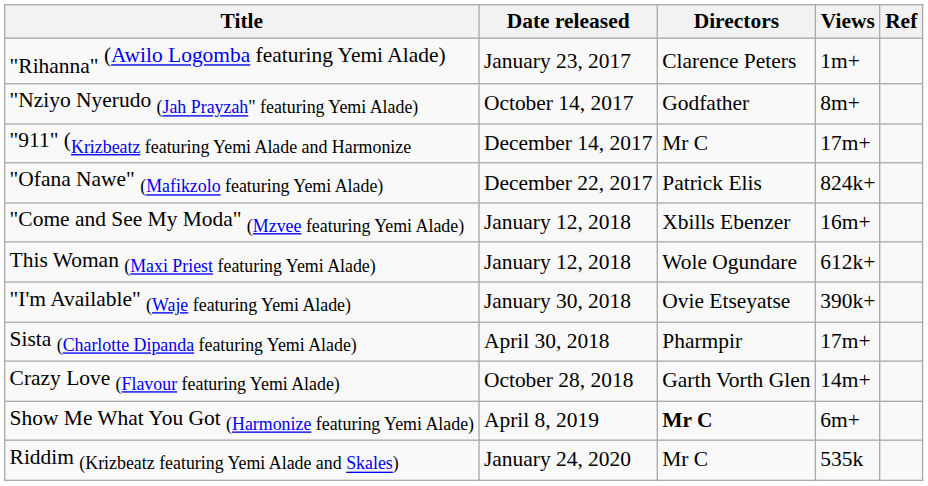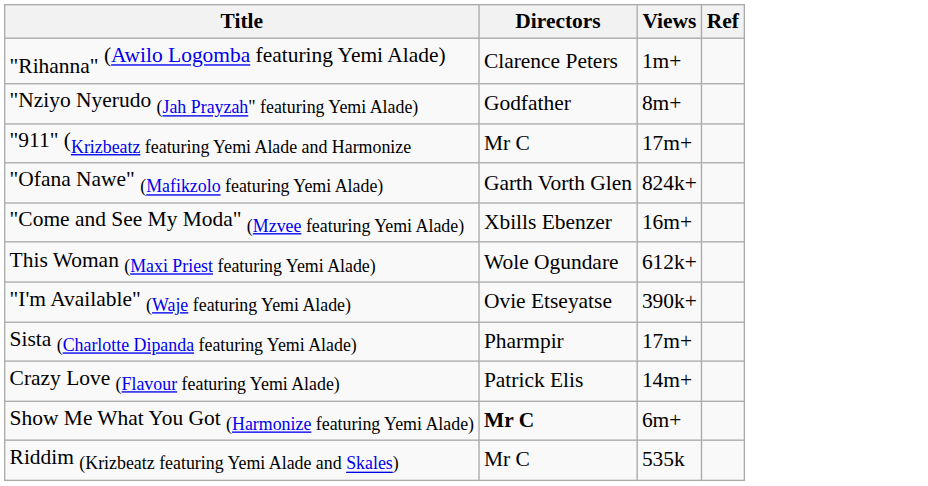- column: (568, 21)
(712, 182) Patrick Elis -> (558, 182) Garth Vorth Glen
(736, 380) Garth Vorth Glen -> (534, 380) Patrick Elis
